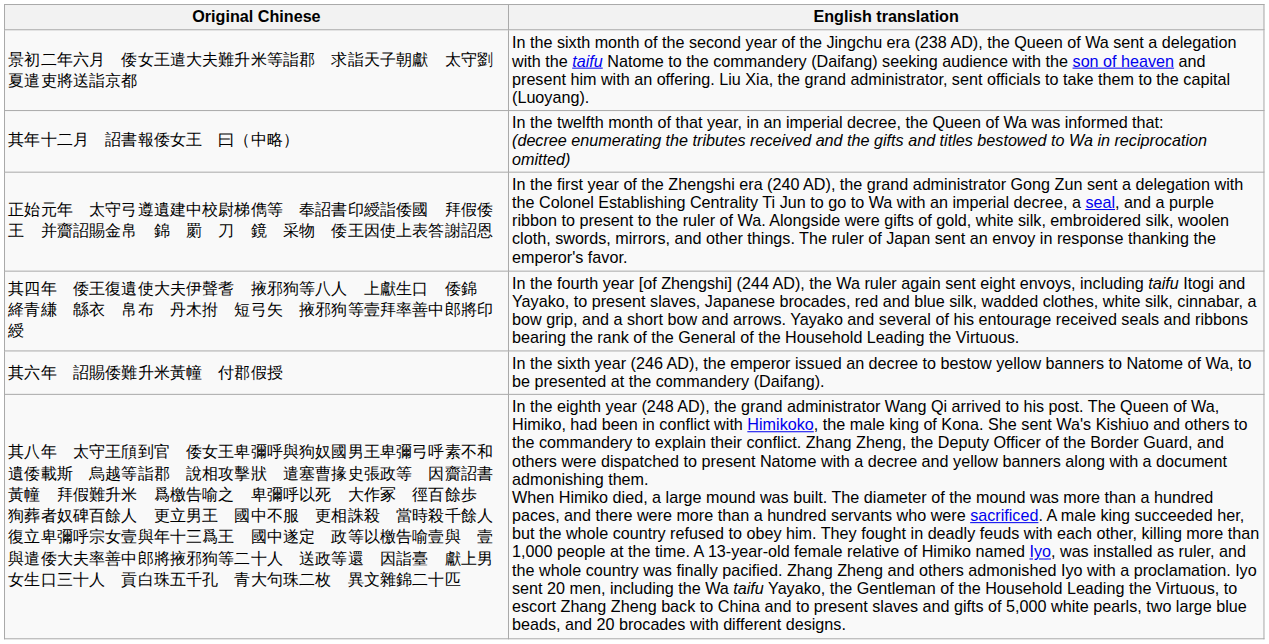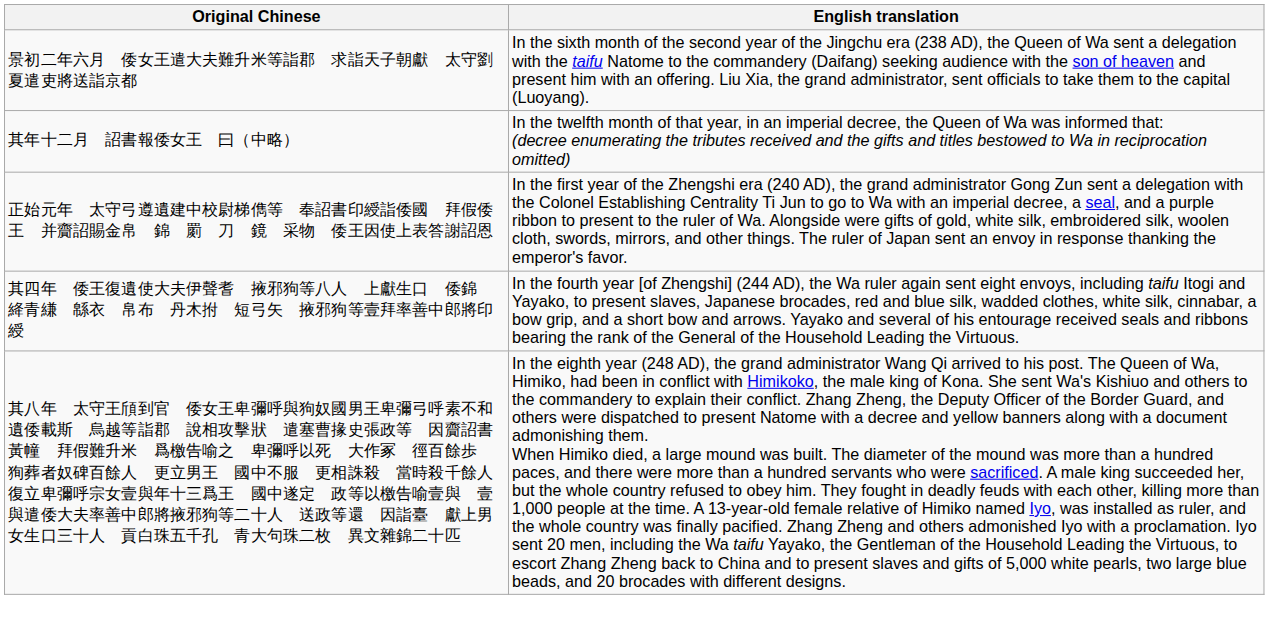- row: (146, 372)
